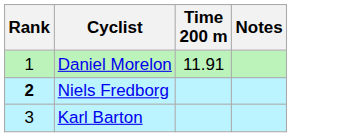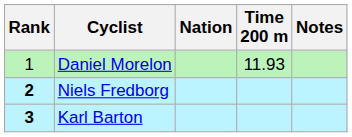+ column: (206, 27)
(204, 63) 11.91 -> (264, 63) 11.93
(29, 117) normal -> (29, 117) bold
